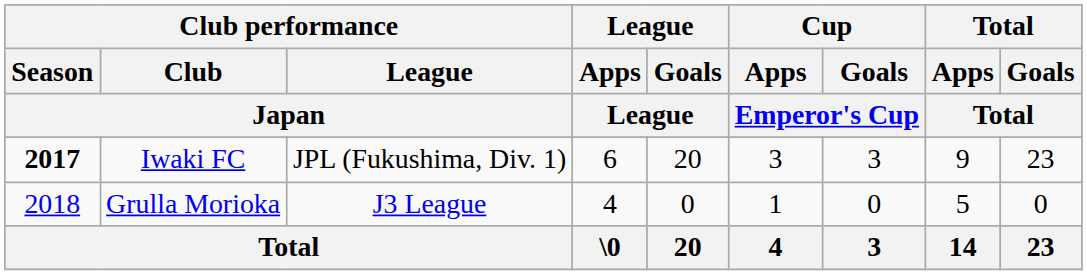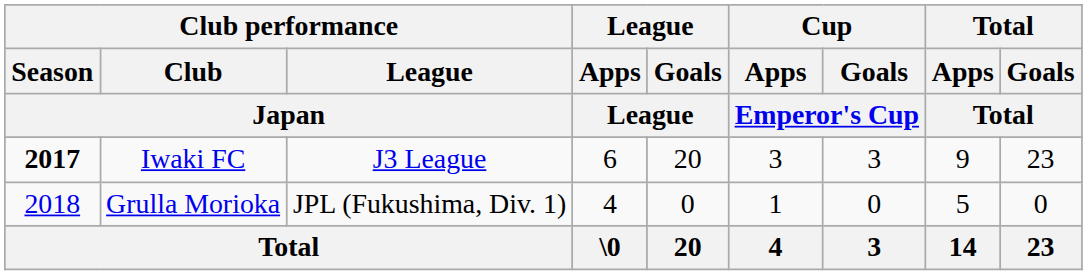(430, 159) JPL (Fukushima, Div. 1) -> (430, 159) J3 League
(430, 203) J3 League -> (430, 203) JPL (Fukushima, Div. 1)
